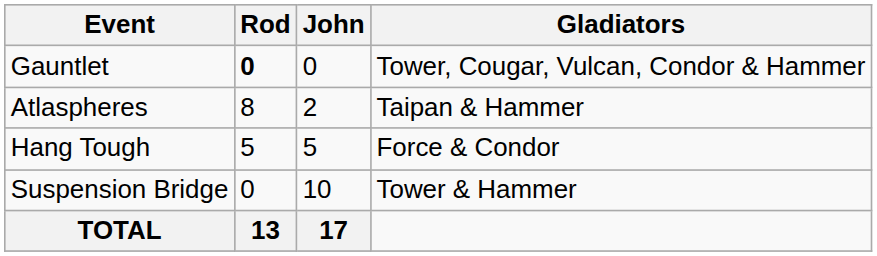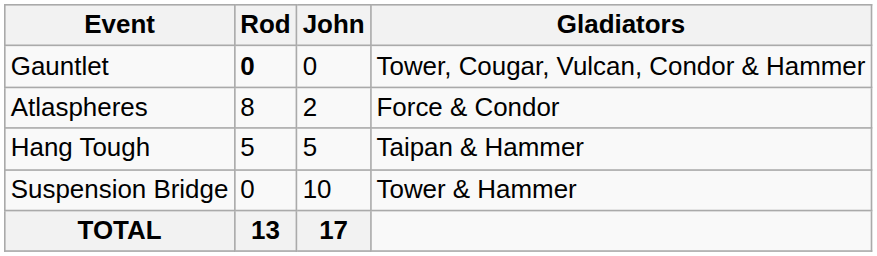(480, 107) Taipan & Hammer -> (468, 107) Force & Condor
(468, 148) Force & Condor -> (480, 148) Taipan & Hammer
